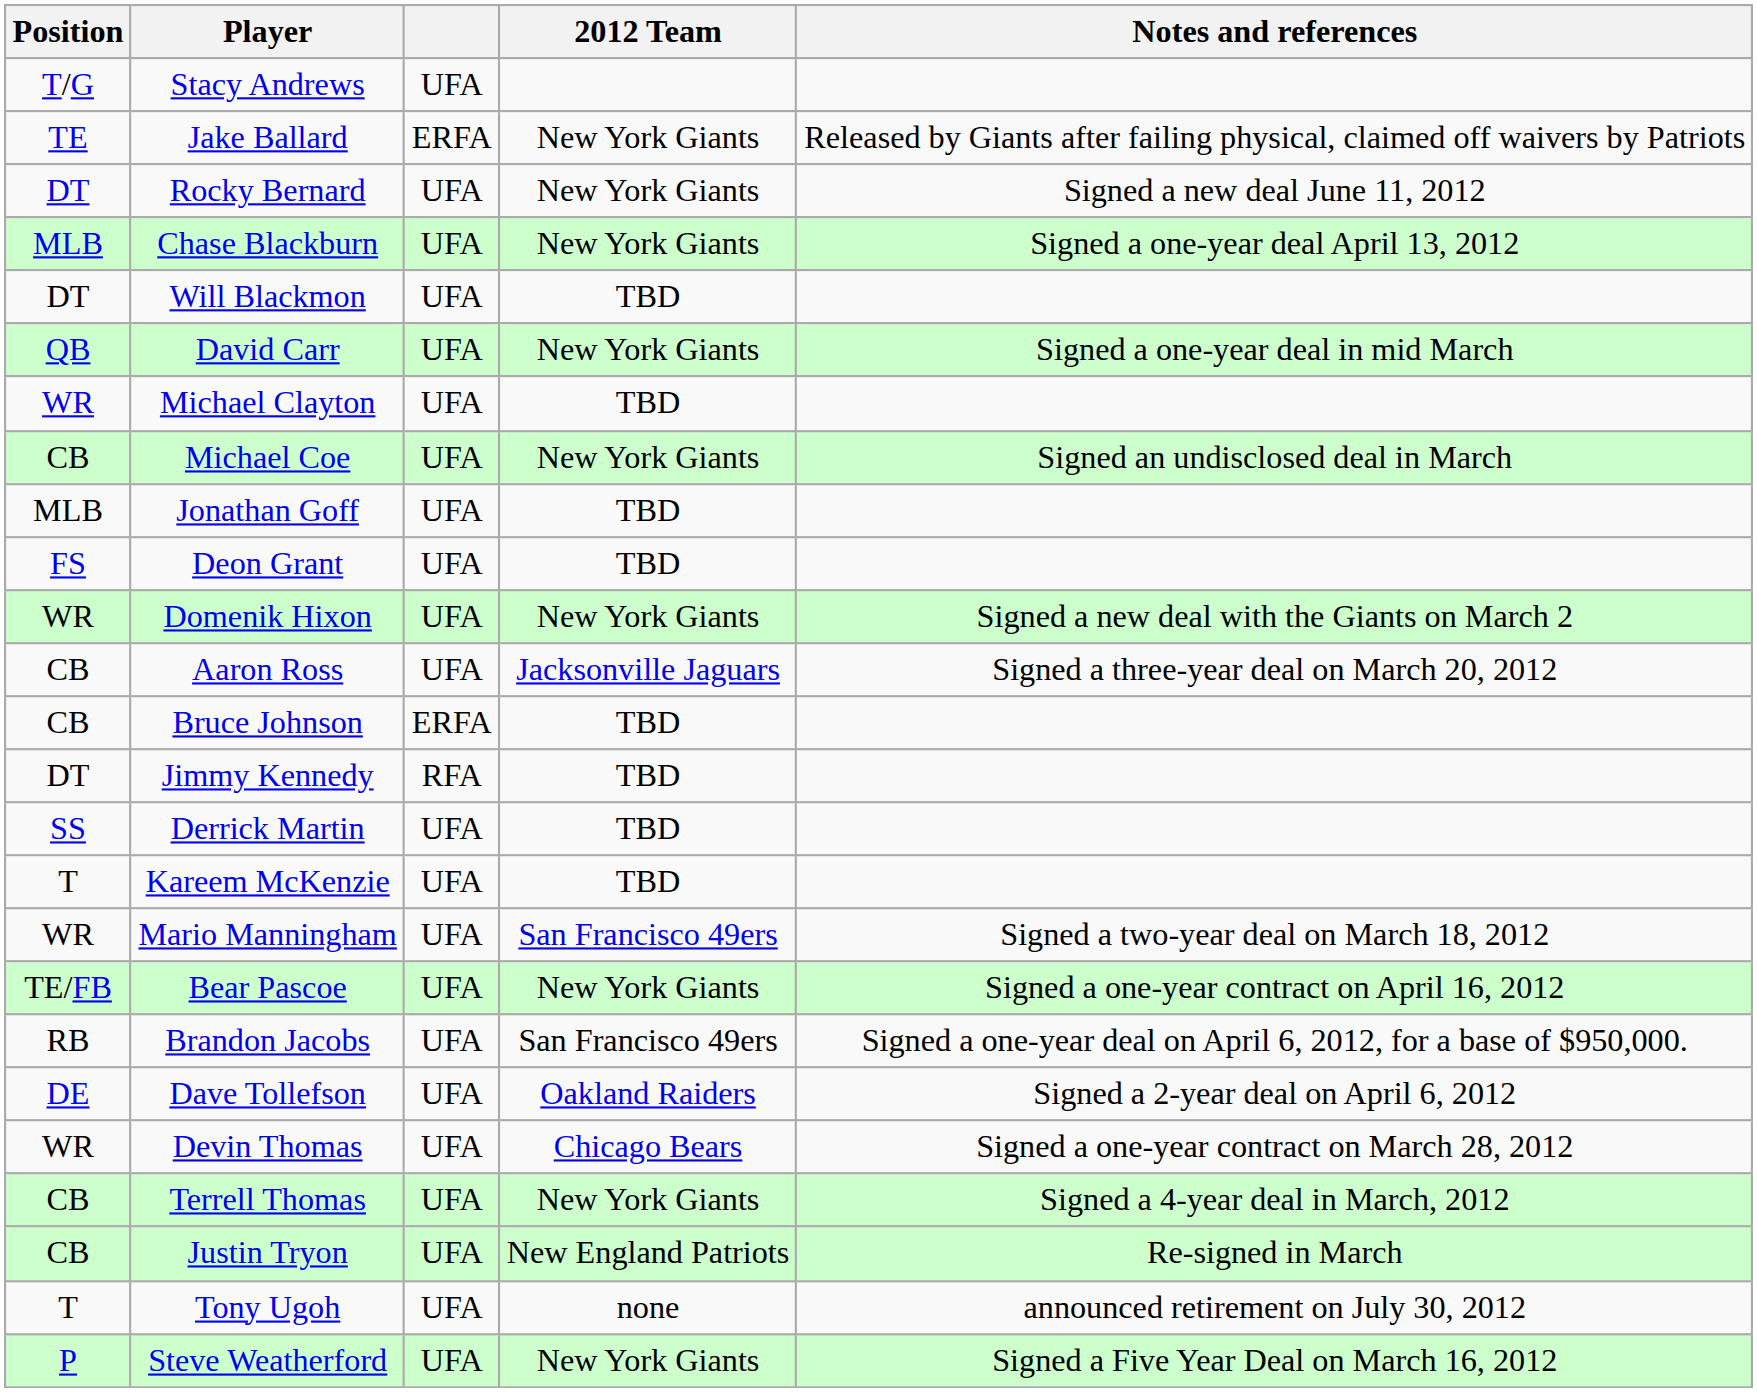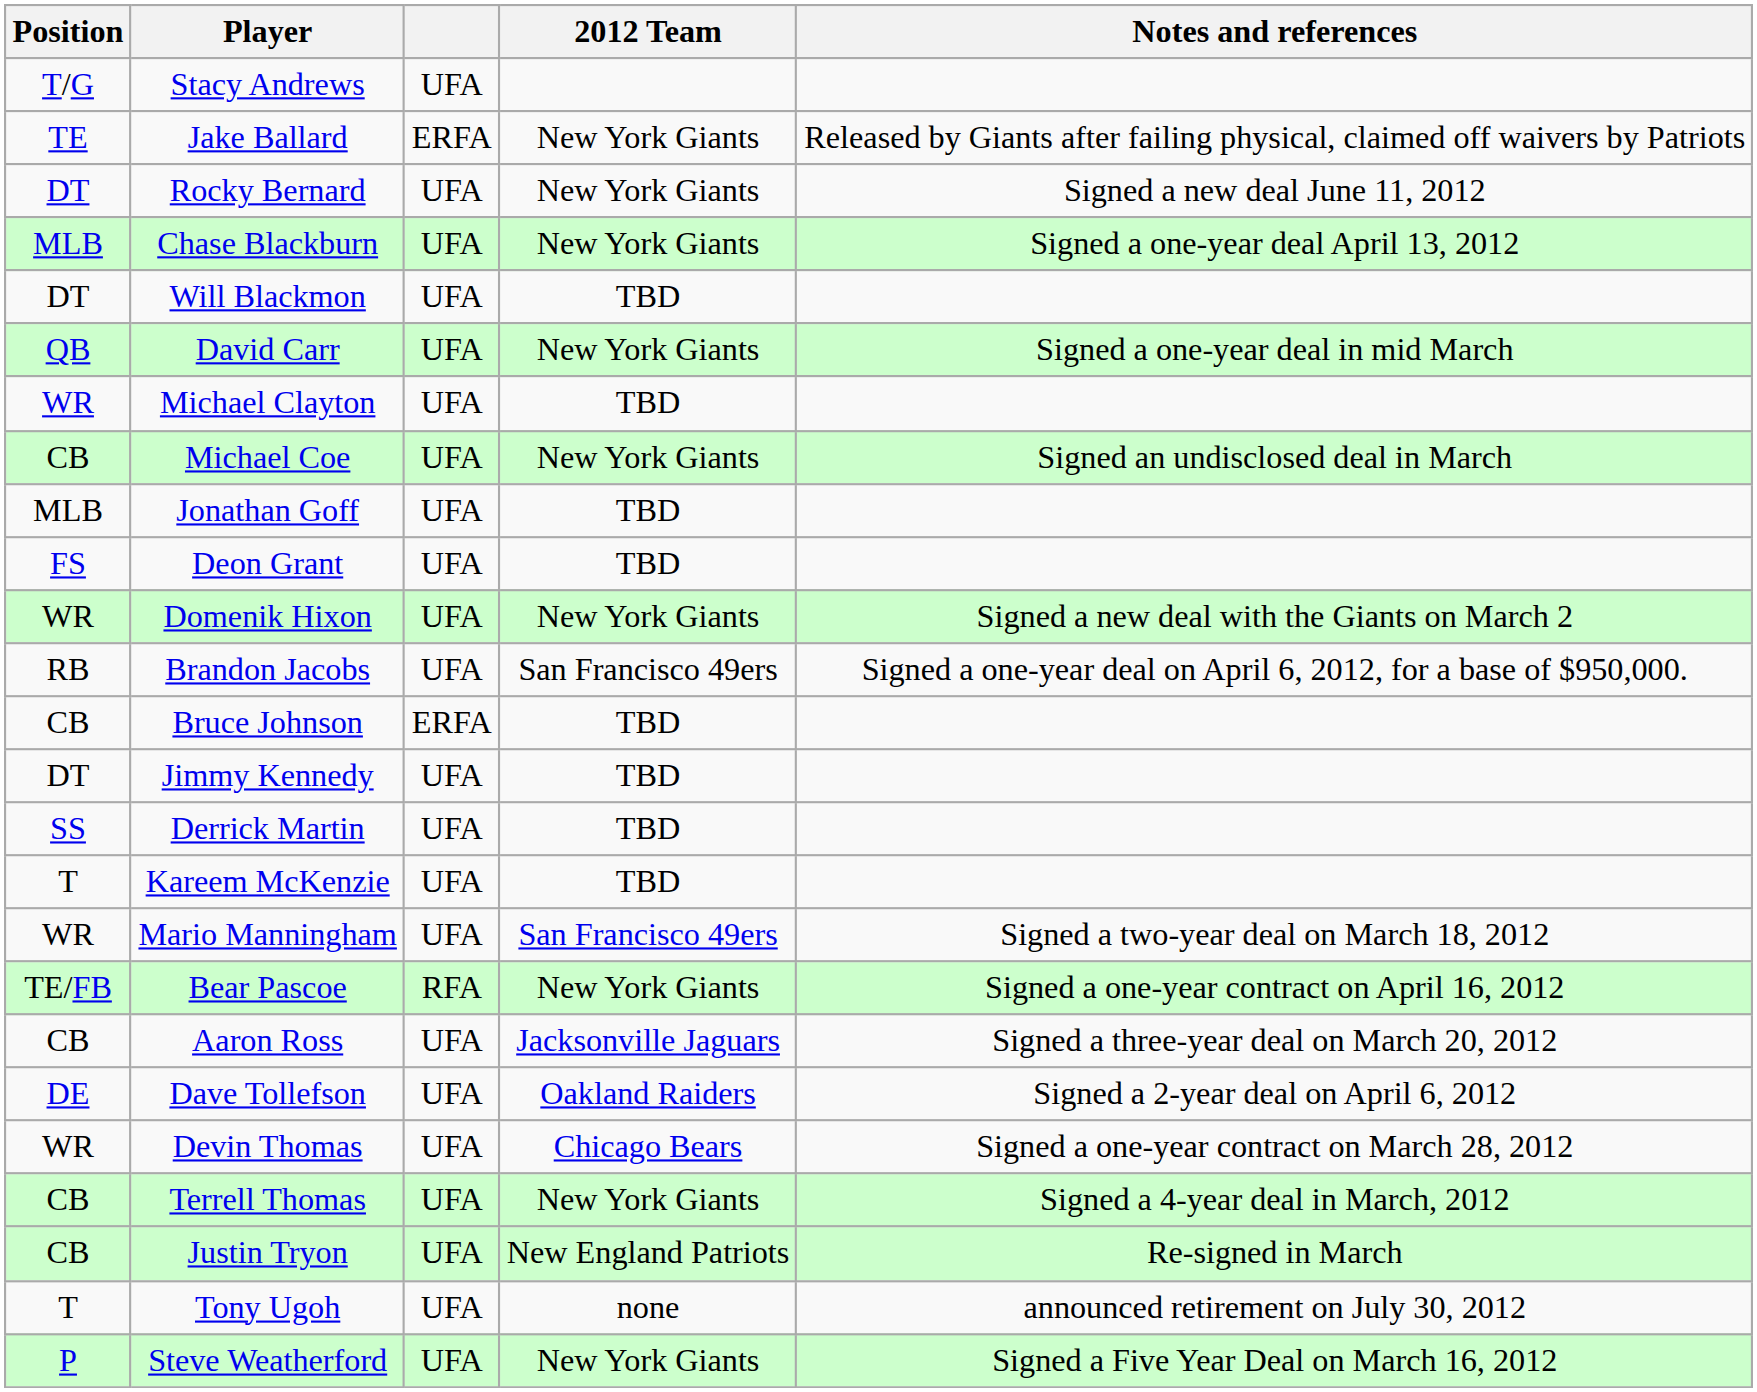rows swapped: (268, 1040) <-> (268, 668)
(452, 775) RFA -> (452, 775) UFA
(452, 987) UFA -> (452, 987) RFA
